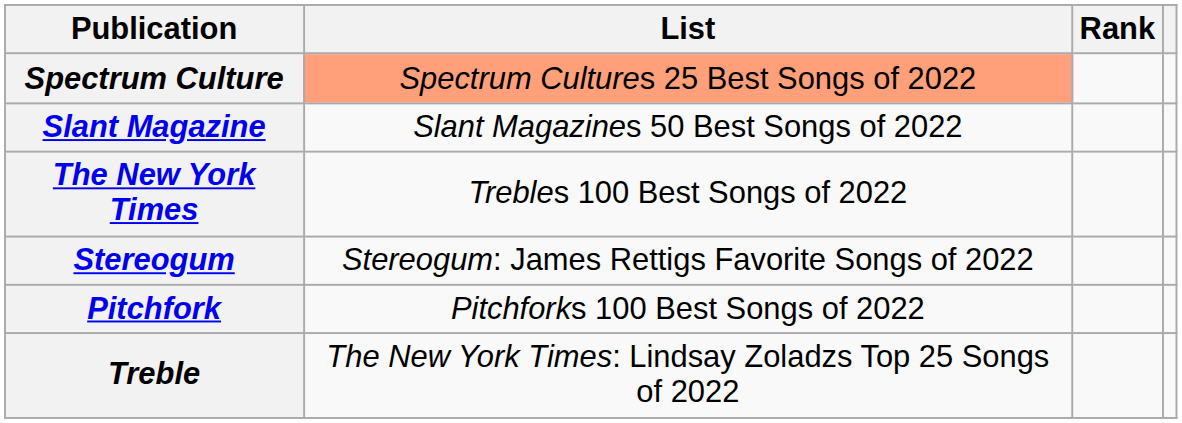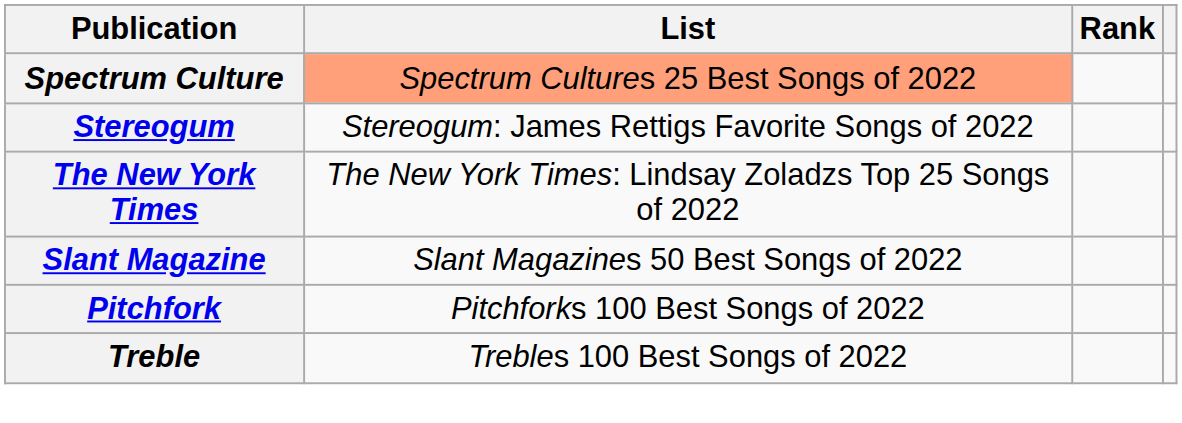rows swapped: (154, 259) <-> (154, 126)
(688, 193) Trebles 100 Best Songs of 2022 -> (688, 193) The New York Times: Lindsay Zoladzs Top 25 Songs of 2022
(688, 374) The New York Times: Lindsay Zoladzs Top 25 Songs of 2022 -> (688, 357) Trebles 100 Best Songs of 2022
